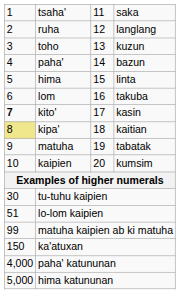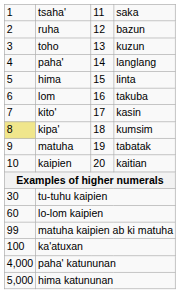(136, 29) langlang -> (131, 29) bazun
(131, 63) bazun -> (136, 63) langlang
(10, 113) bold -> (10, 113) normal
(131, 130) kaitian -> (134, 130) kumsim
(134, 163) kumsim -> (131, 163) kaitian
(13, 213) 51 -> (13, 213) 60
(16, 247) 150 -> (16, 247) 100
